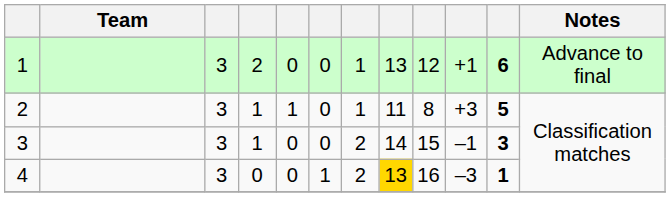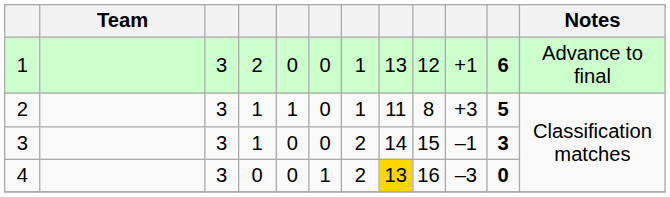(503, 174) 1 -> (503, 174) 0
